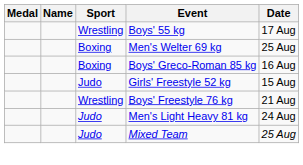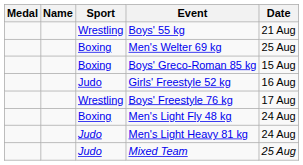(279, 31) 17 Aug -> (279, 31) 21 Aug
(279, 65) 16 Aug -> (279, 65) 15 Aug
(279, 83) 15 Aug -> (279, 83) 16 Aug
(279, 100) 21 Aug -> (279, 100) 17 Aug
+ row: (180, 117)
